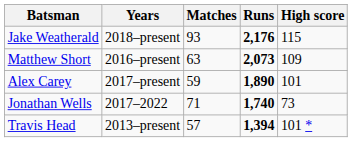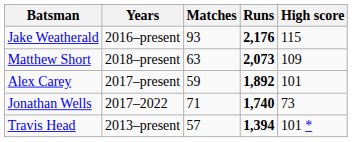(143, 37) 2018–present -> (143, 37) 2016–present
(143, 59) 2016–present -> (143, 59) 2018–present
(259, 81) 1,890 -> (259, 81) 1,892
